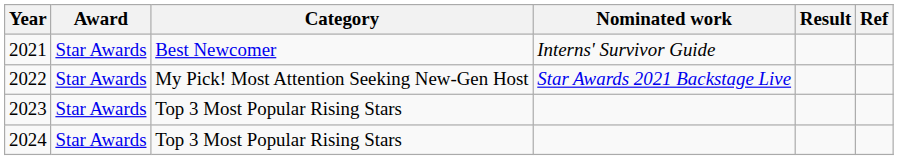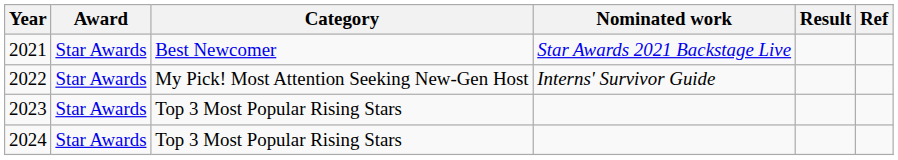(626, 49) Interns' Survivor Guide -> (664, 49) Star Awards 2021 Backstage Live
(664, 79) Star Awards 2021 Backstage Live -> (626, 79) Interns' Survivor Guide
